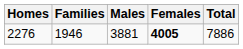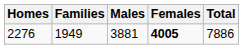(69, 34) 1946 -> (69, 34) 1949
